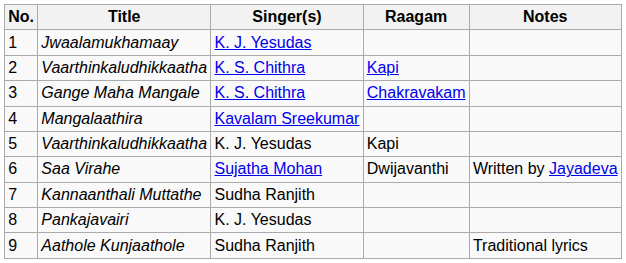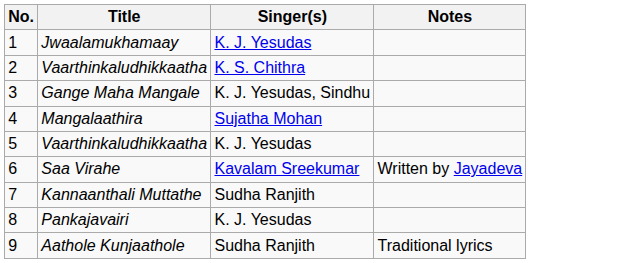- column: (416, 17)
(260, 93) K. S. Chithra -> (292, 93) K. J. Yesudas, Sindhu
(287, 118) Kavalam Sreekumar -> (268, 118) Sujatha Mohan
(268, 169) Sujatha Mohan -> (287, 169) Kavalam Sreekumar
